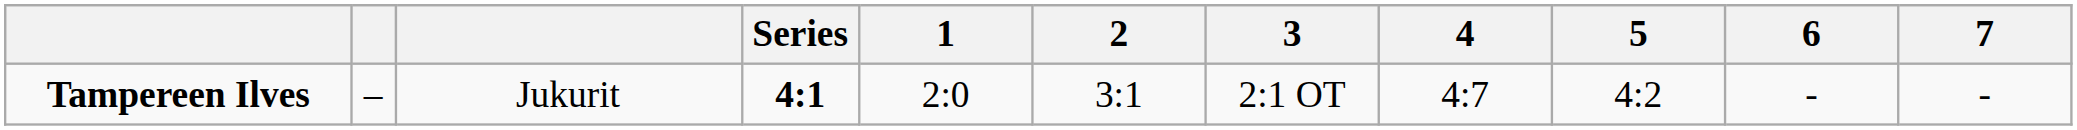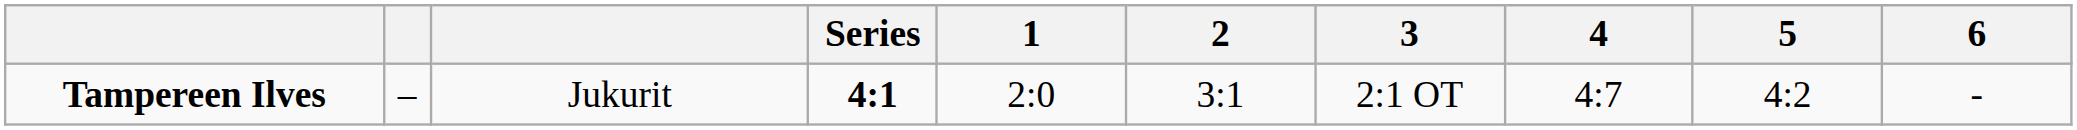- column: (1985, 34)
